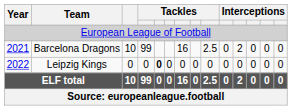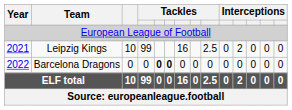(77, 49) Barcelona Dragons -> (77, 49) Leipzig Kings
(77, 65) Leipzig Kings -> (77, 65) Barcelona Dragons
(169, 65) normal -> (169, 65) bold
